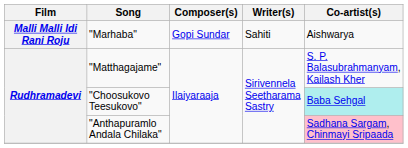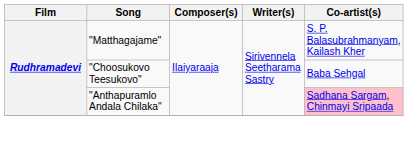- row: (113, 34)
(336, 101) paleturquoise background -> (336, 73) no background
